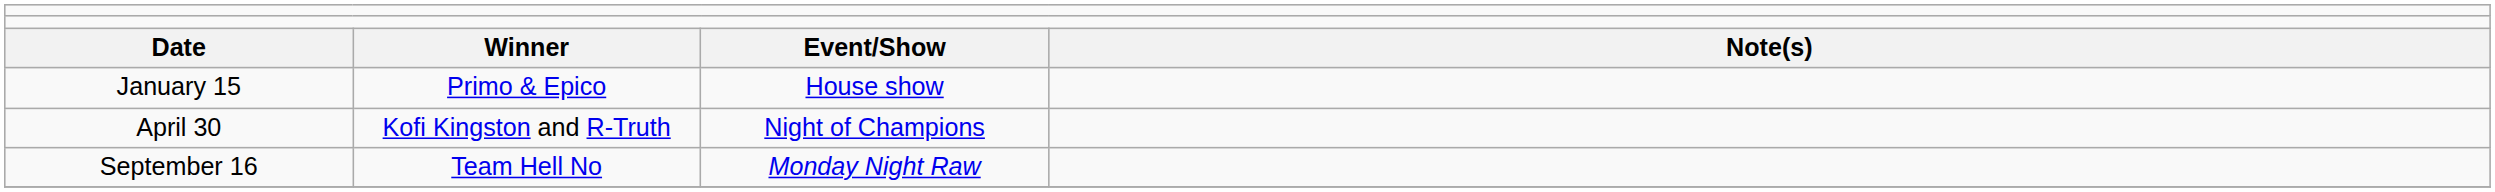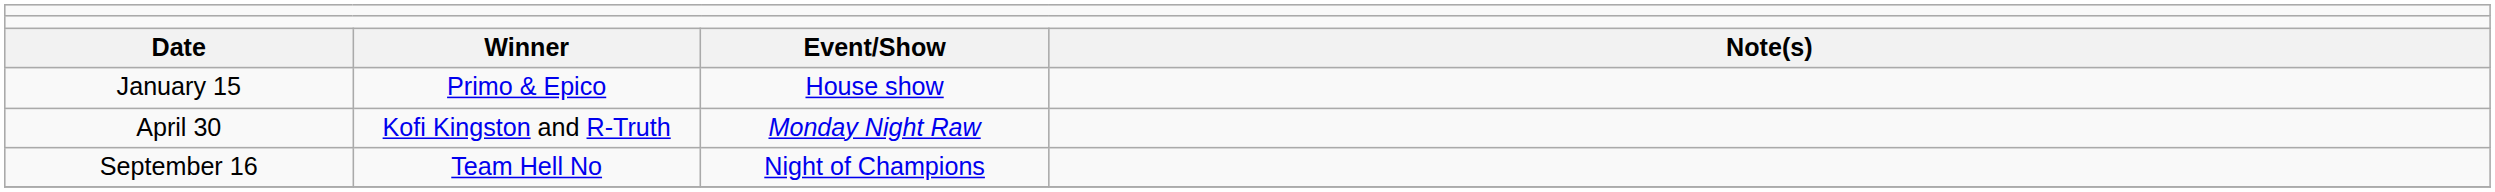(875, 127) Night of Champions -> (875, 127) Monday Night Raw
(875, 167) Monday Night Raw -> (875, 167) Night of Champions
